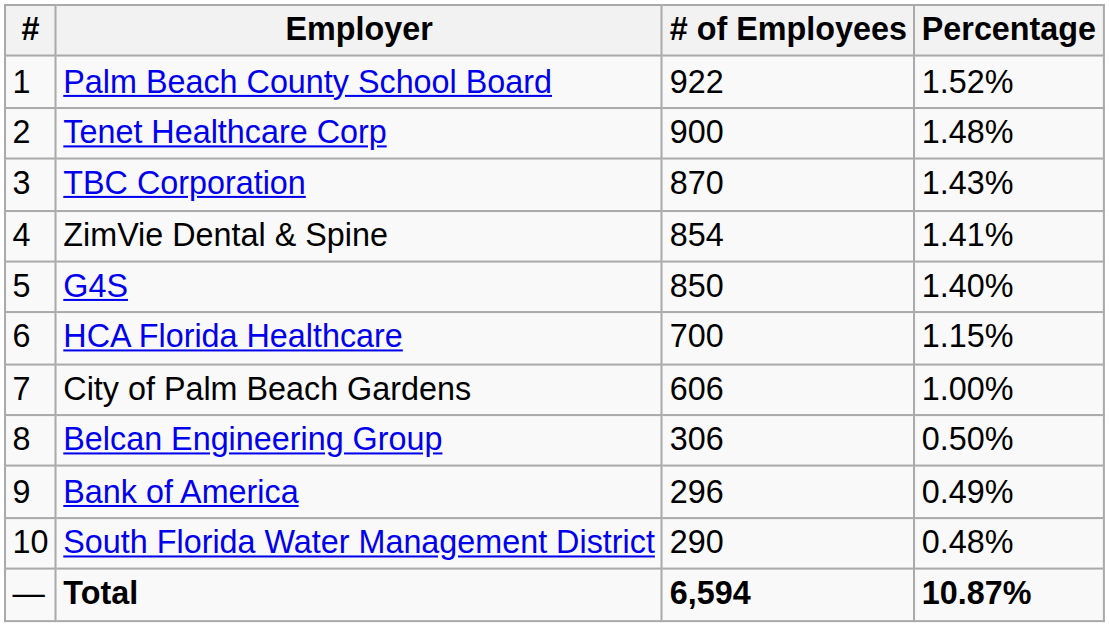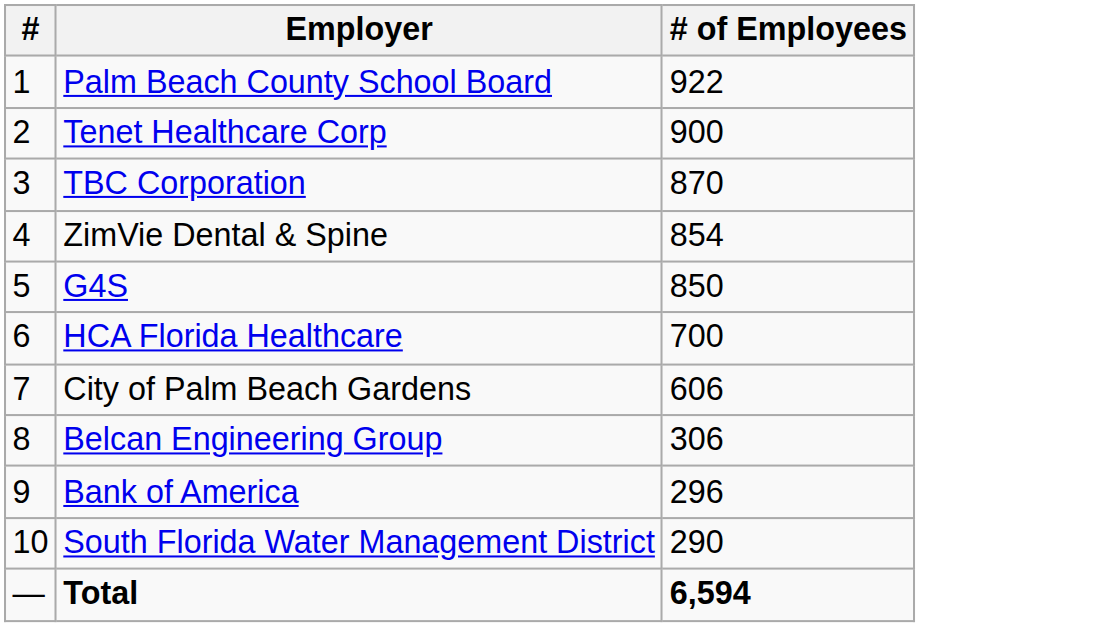- column: (1009, 30)
